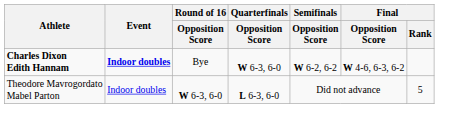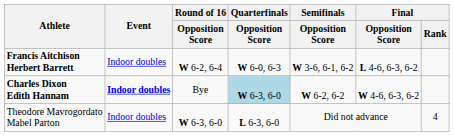+ row: (43, 62)
(259, 68) no background -> (259, 96) lightblue background
(420, 90) 5 -> (435, 118) 4
